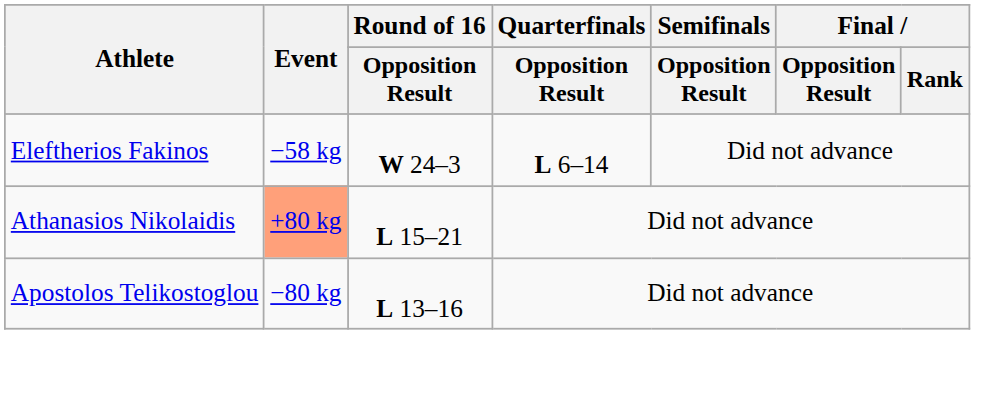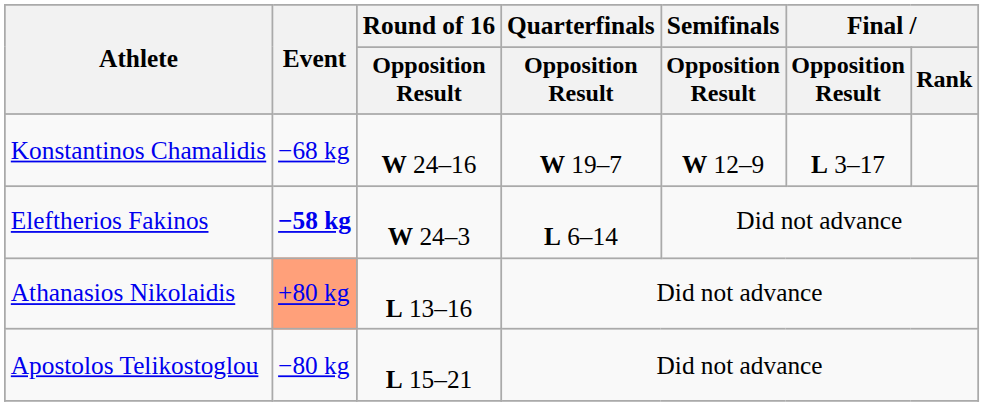+ row: (139, 150)
(306, 150) normal -> (315, 221) bold
(420, 236) L 15–21 -> (429, 308) L 13–16
(420, 308) L 13–16 -> (429, 380) L 15–21
